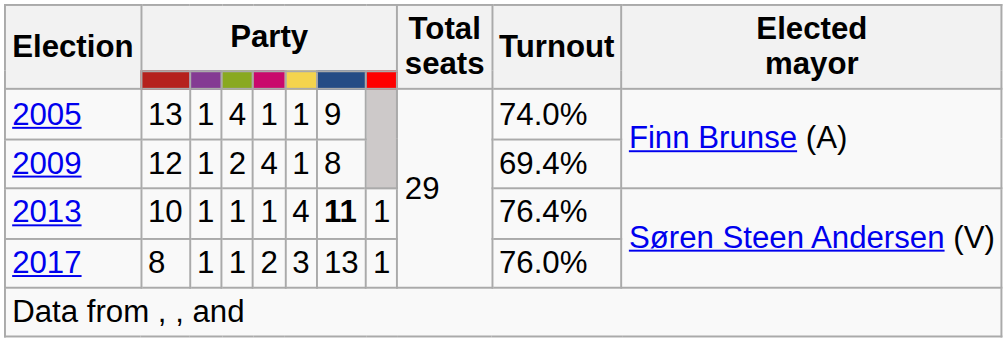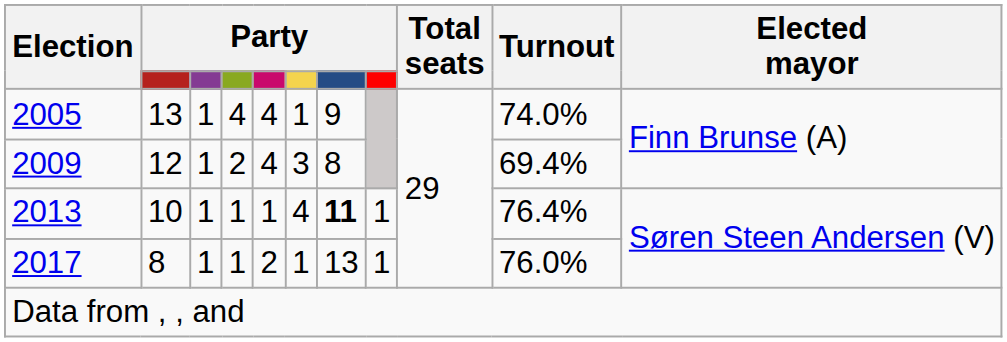(269, 113) 1 -> (269, 113) 4
(301, 163) 1 -> (301, 163) 3
(301, 262) 3 -> (301, 262) 1
